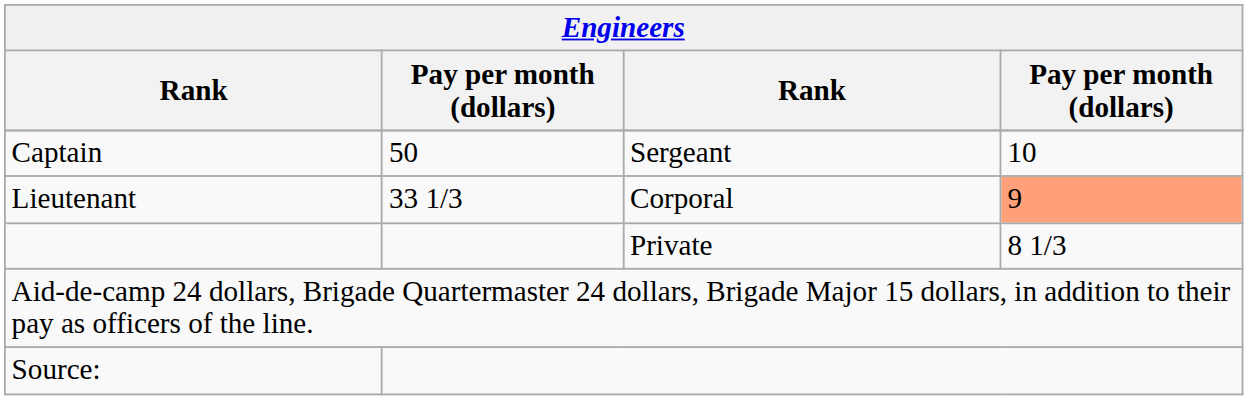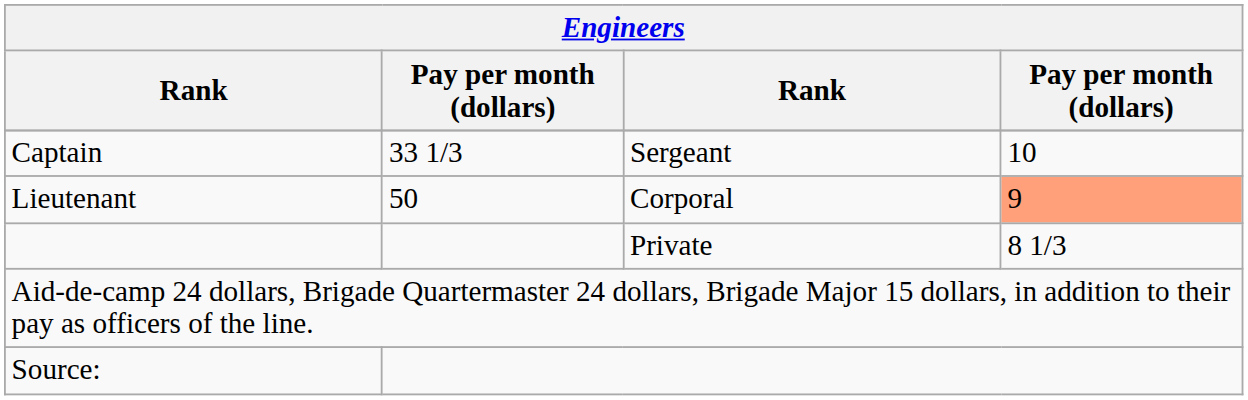(404, 152) 50 -> (426, 152) 33 1/3
(426, 198) 33 1/3 -> (404, 198) 50
